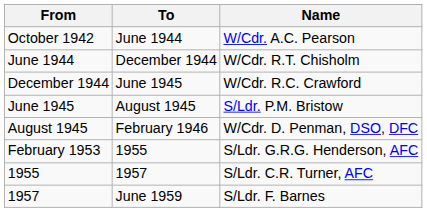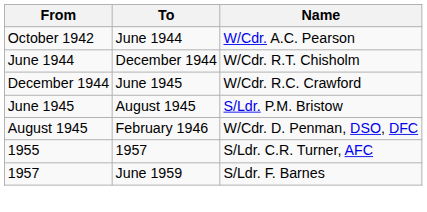- row: (54, 151)
